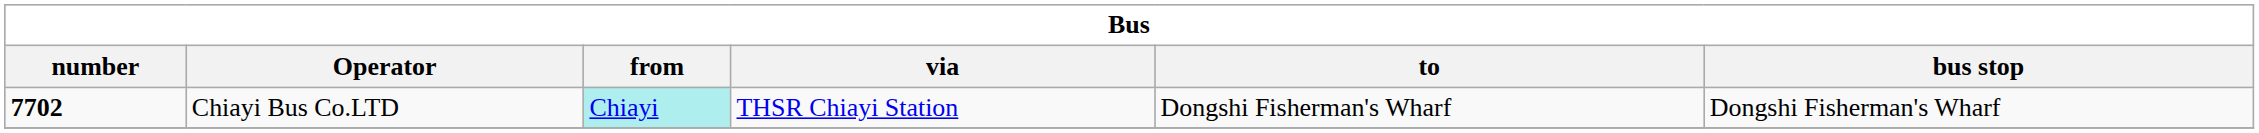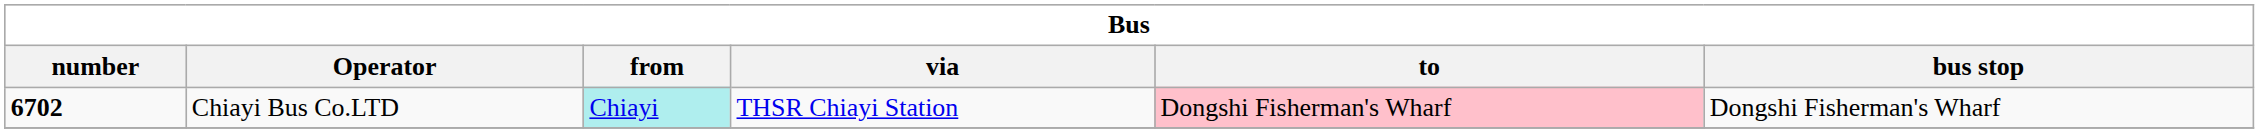(37, 107) 7702 -> (37, 107) 6702
(1306, 107) no background -> (1306, 107) pink background
